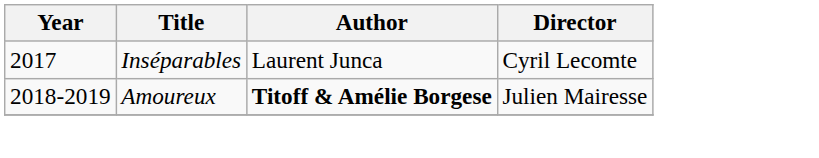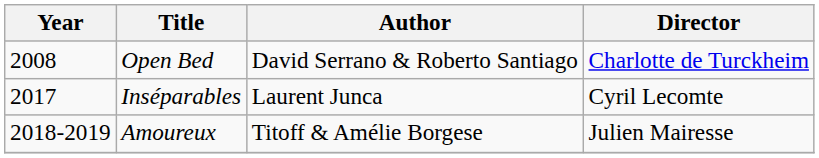+ row: (167, 59)
(372, 96) bold -> (367, 133) normal
